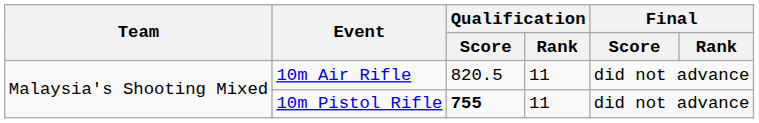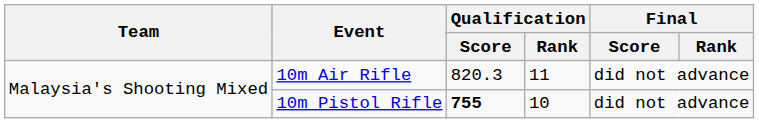(477, 75) 820.5 -> (477, 75) 820.3
(539, 103) 11 -> (539, 103) 10
